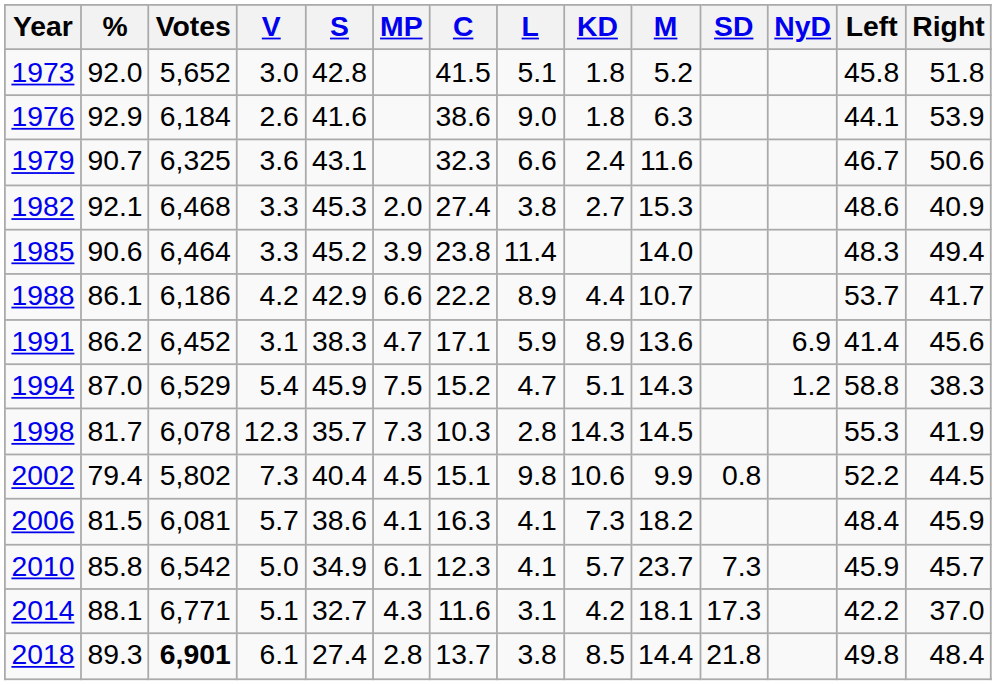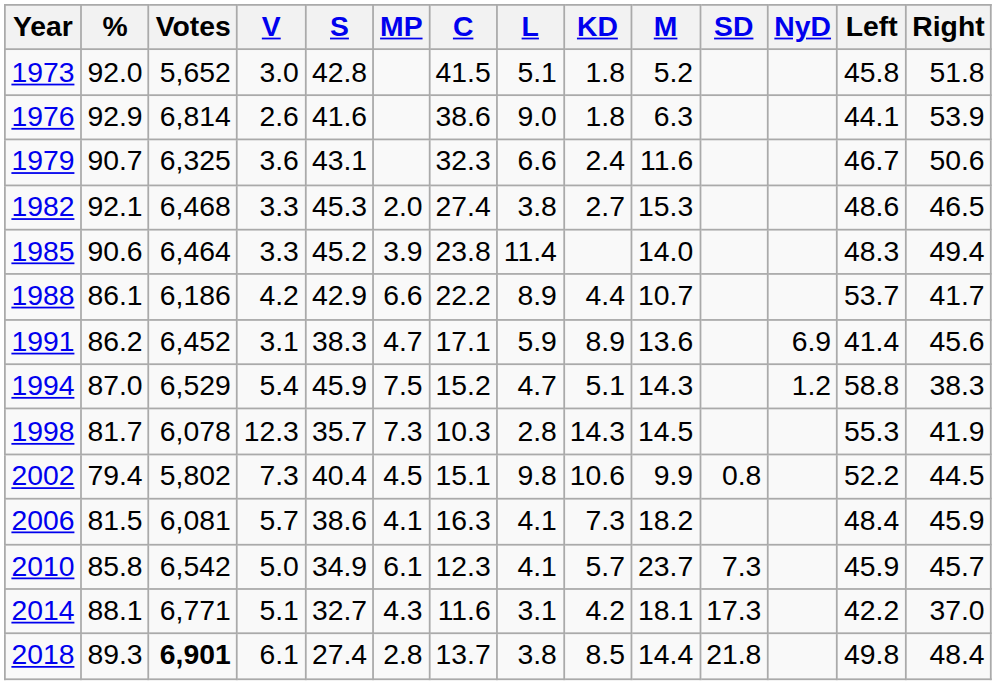(195, 116) 6,184 -> (195, 116) 6,814
(957, 206) 40.9 -> (957, 206) 46.5
